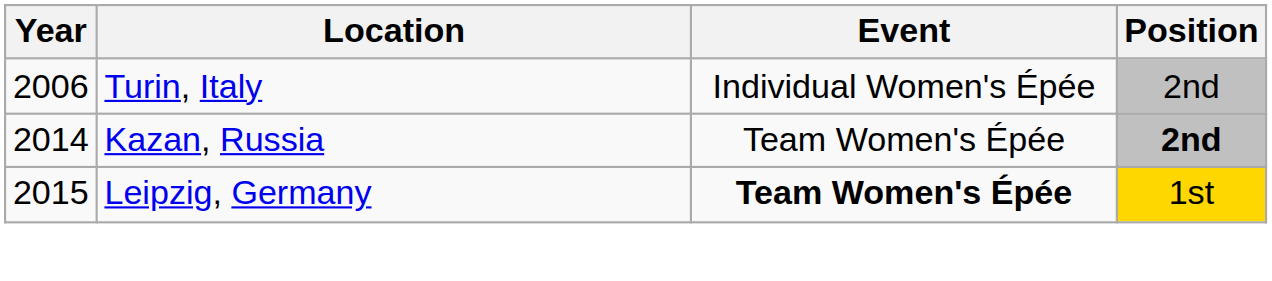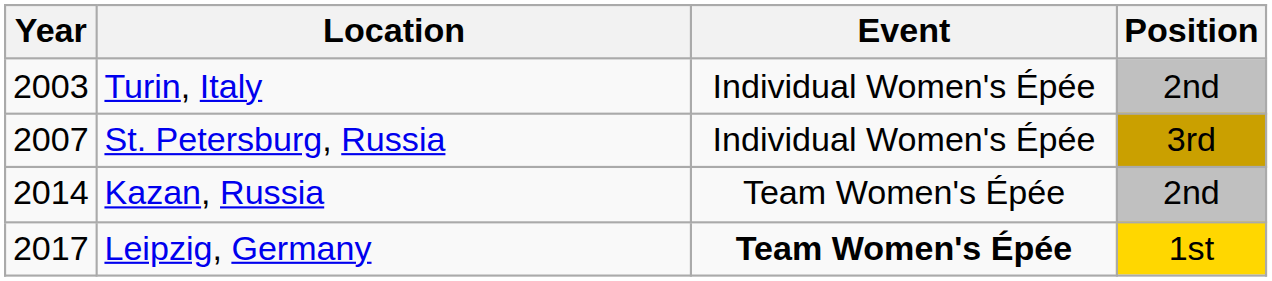(51, 85) 2006 -> (51, 85) 2003
+ row: (275, 139)
(1191, 139) bold -> (1191, 193) normal
(51, 193) 2015 -> (51, 247) 2017
